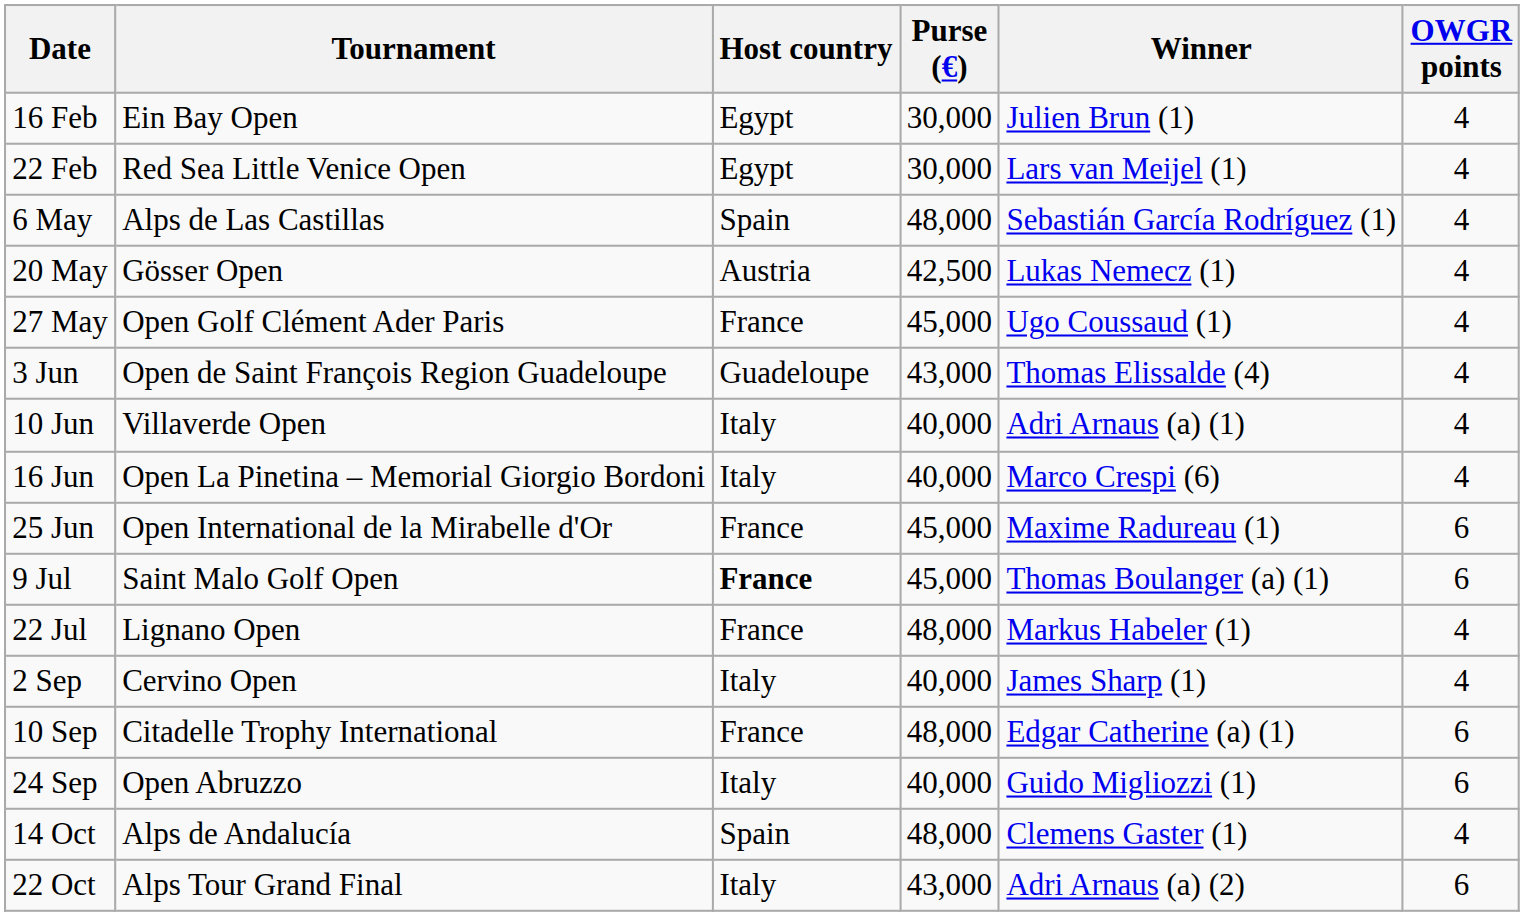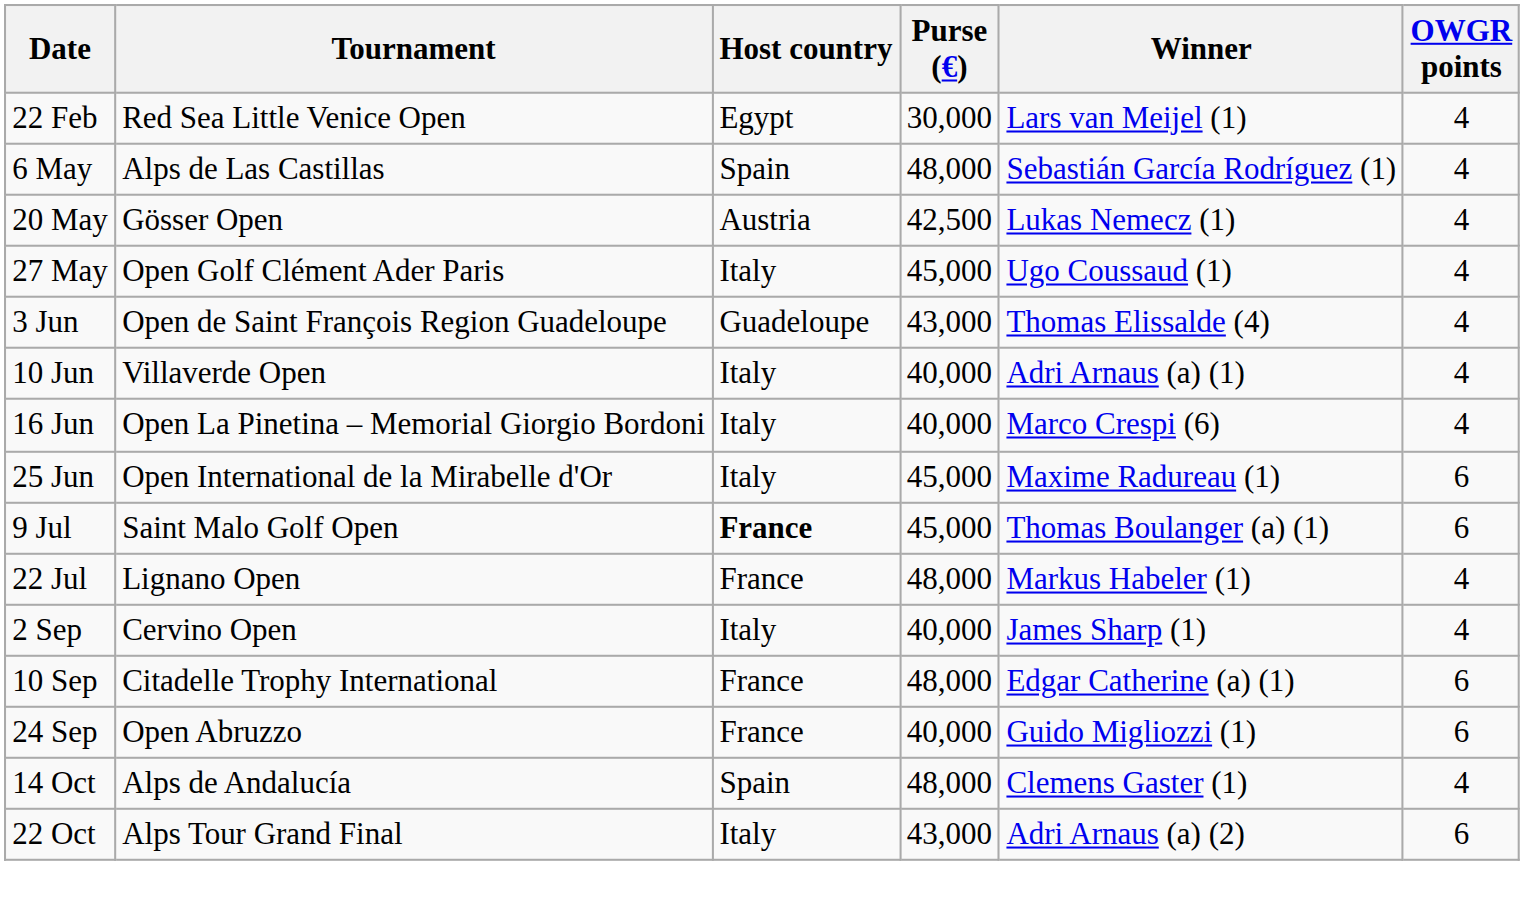- row: (55, 118)
(762, 322) France -> (748, 271) Italy
(762, 527) France -> (748, 475) Italy
(748, 782) Italy -> (762, 731) France
